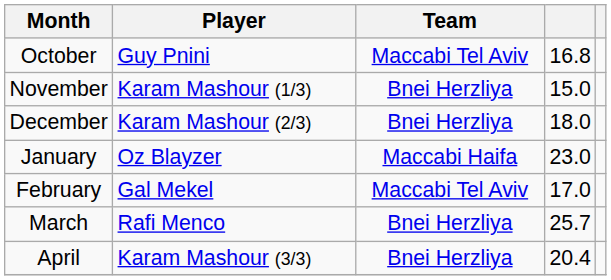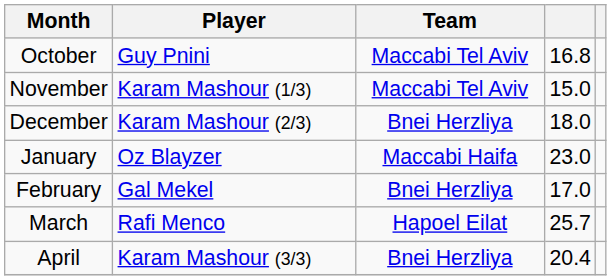(450, 88) Bnei Herzliya -> (450, 88) Maccabi Tel Aviv
(450, 190) Maccabi Tel Aviv -> (450, 190) Bnei Herzliya
(450, 223) Bnei Herzliya -> (450, 223) Hapoel Eilat
